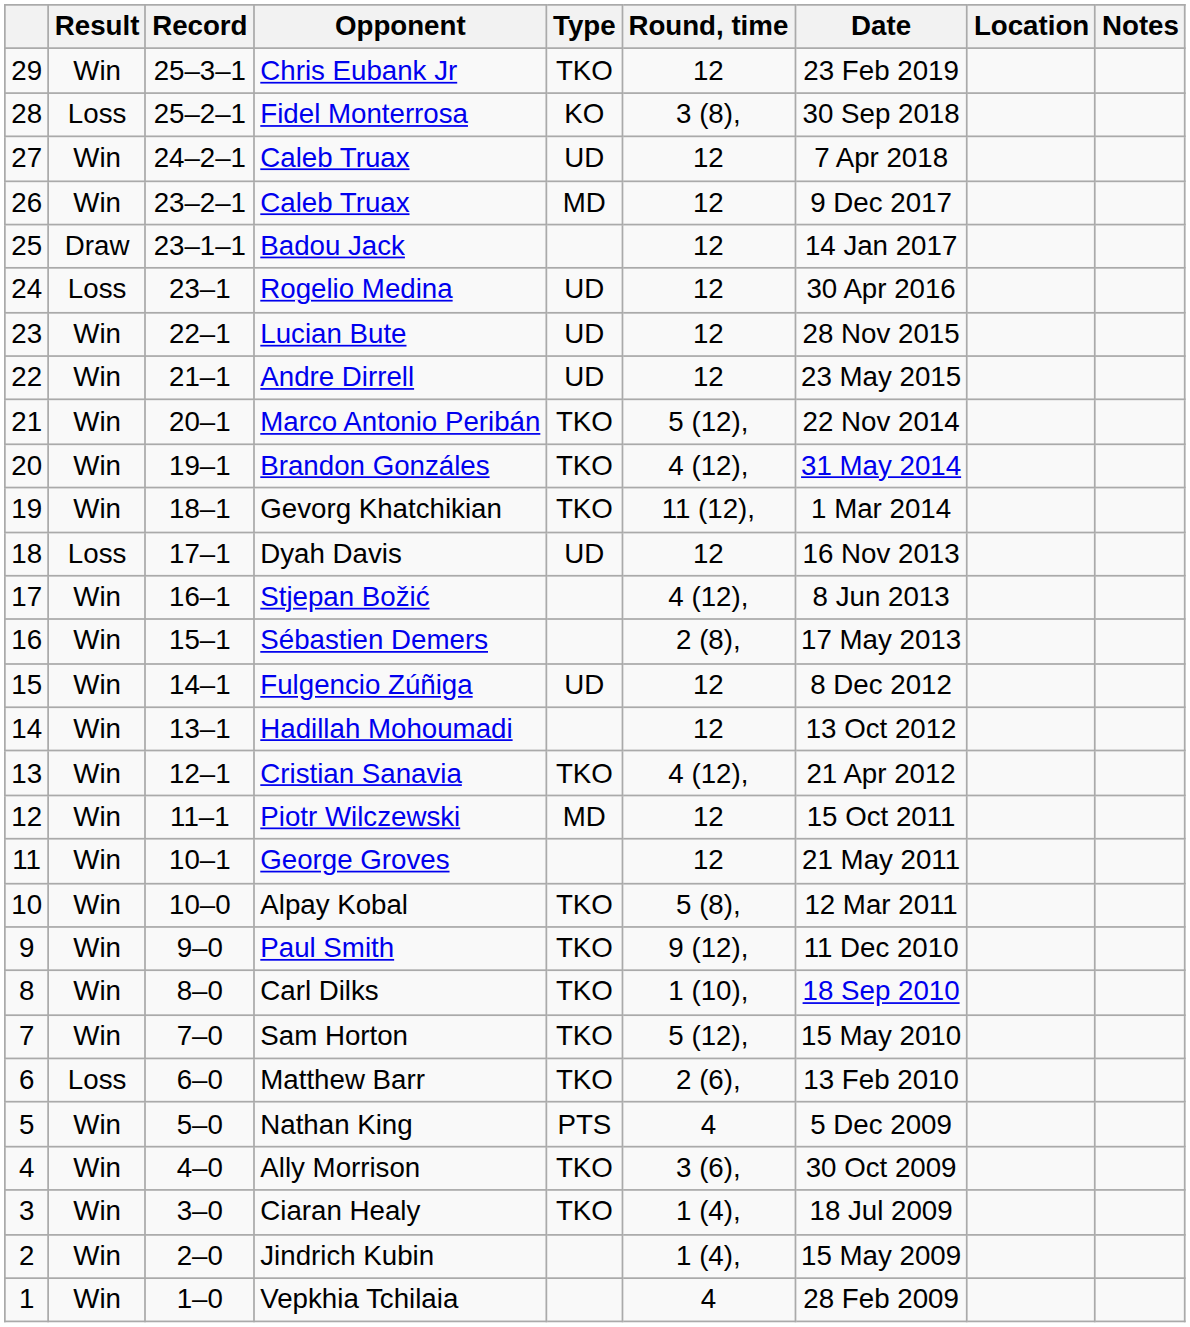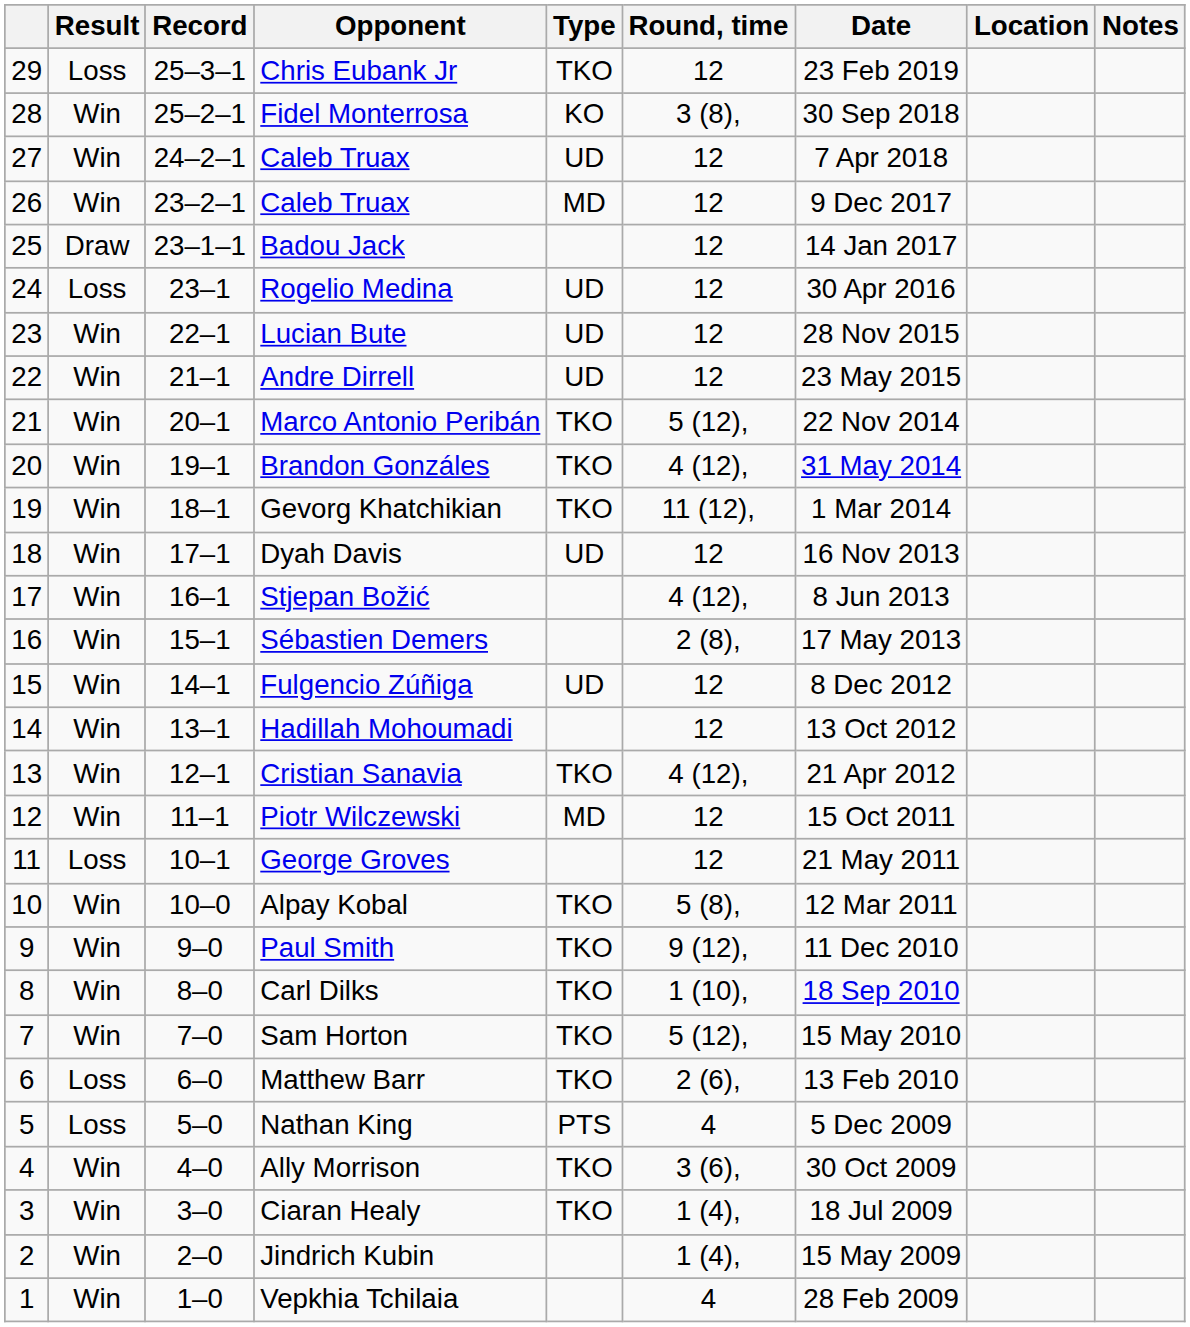(97, 70) Win -> (97, 70) Loss
(97, 114) Loss -> (97, 114) Win
(97, 553) Loss -> (97, 553) Win
(97, 860) Win -> (97, 860) Loss
(97, 1123) Win -> (97, 1123) Loss
